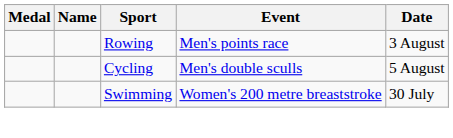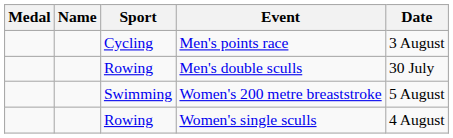(129, 43) Rowing -> (129, 43) Cycling
(129, 69) Cycling -> (129, 69) Rowing
(417, 69) 5 August -> (412, 69) 30 July
(412, 94) 30 July -> (417, 94) 5 August
+ row: (248, 120)
